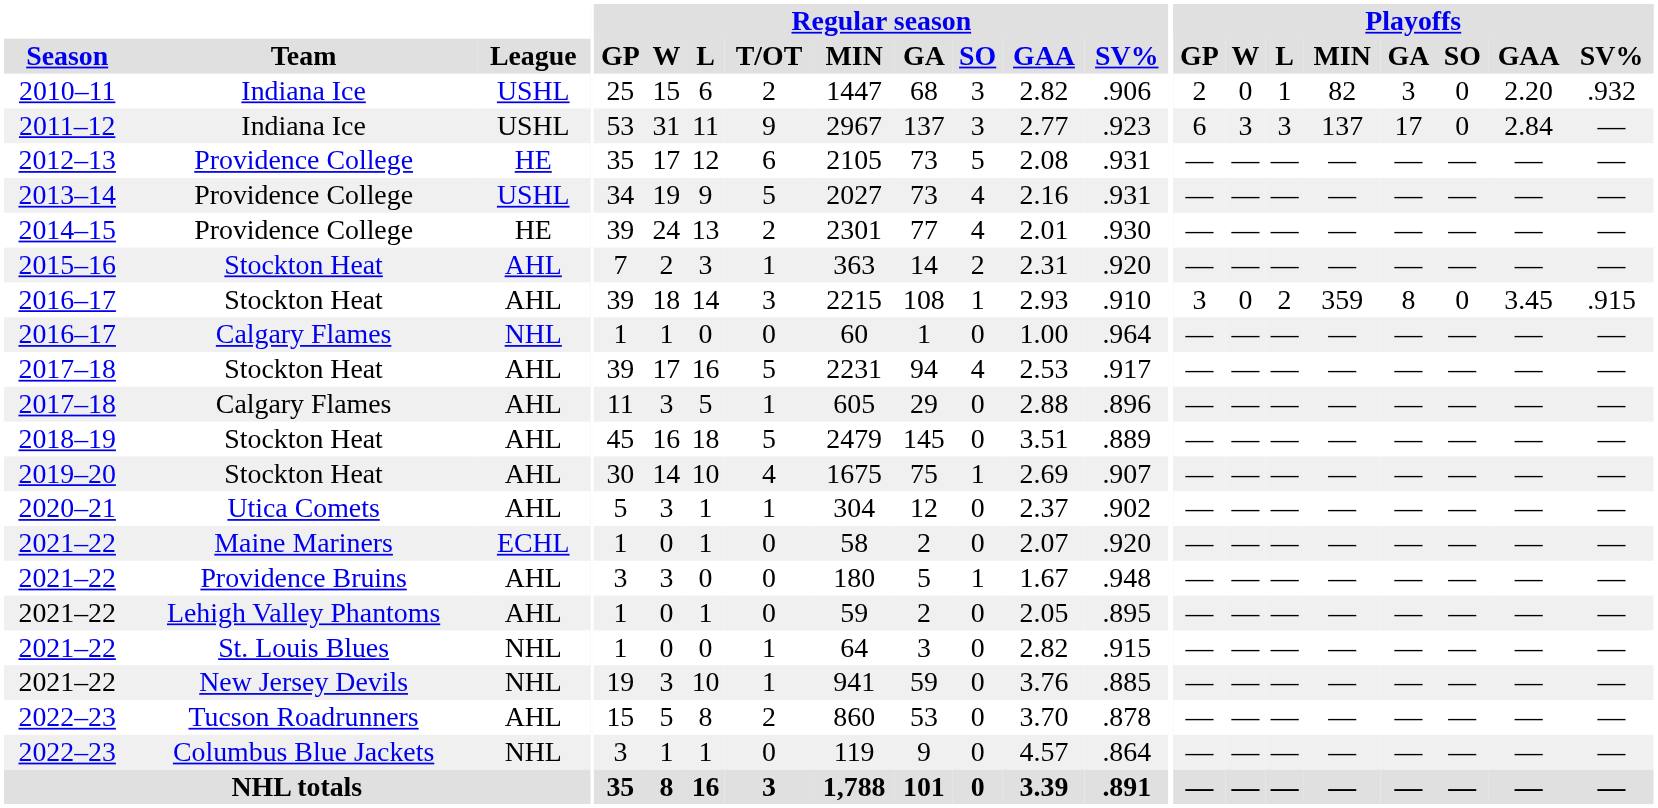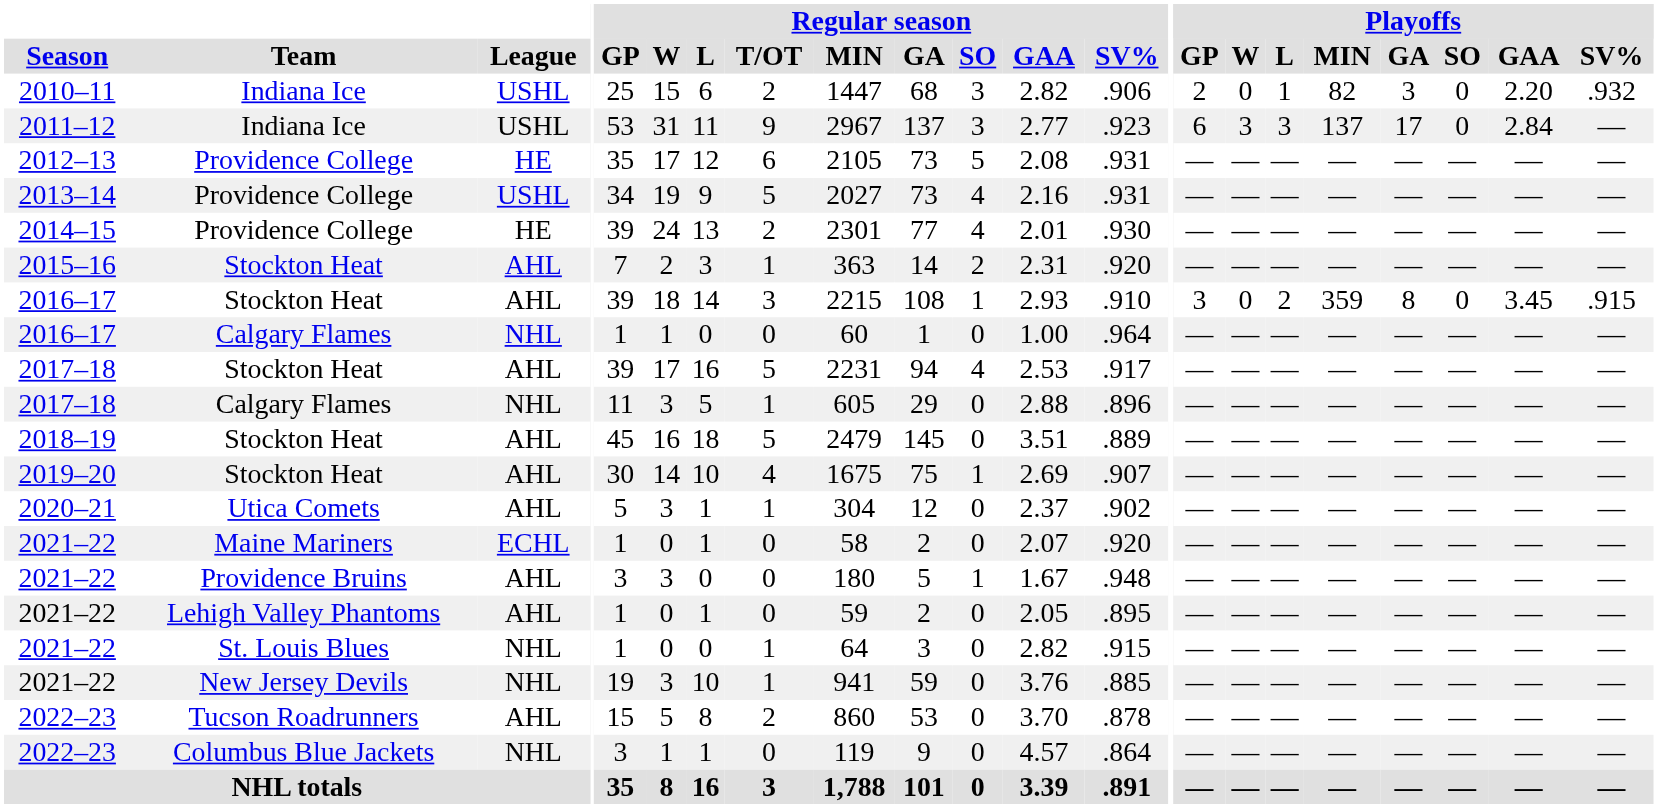(533, 403) AHL -> (533, 403) NHL
